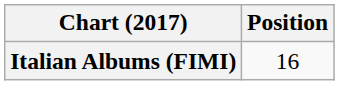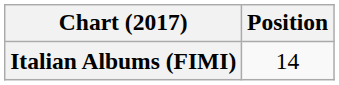(288, 60) 16 -> (288, 60) 14
